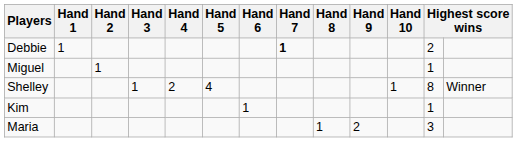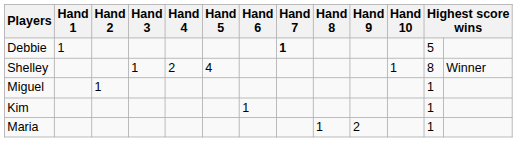(430, 48) 2 -> (430, 48) 5
rows swapped: (26, 68) <-> (28, 87)
(430, 127) 3 -> (430, 127) 1
